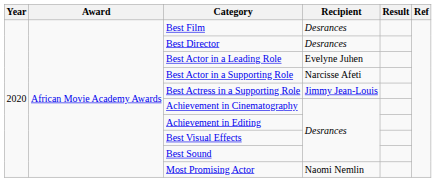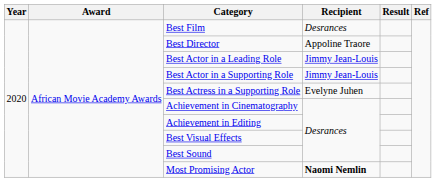(326, 43) Desrances -> (337, 43) Appoline Traore
(334, 59) Evelyne Juhen -> (341, 59) Jimmy Jean-Louis
(333, 75) Narcisse Afeti -> (341, 75) Jimmy Jean-Louis
(341, 91) Jimmy Jean-Louis -> (334, 91) Evelyne Juhen
(334, 169) normal -> (336, 169) bold
